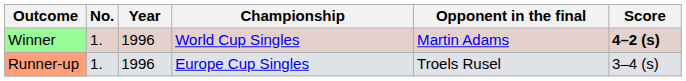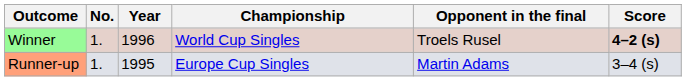(463, 40) Martin Adams -> (459, 40) Troels Rusel
(138, 64) 1996 -> (138, 64) 1995
(459, 64) Troels Rusel -> (463, 64) Martin Adams
